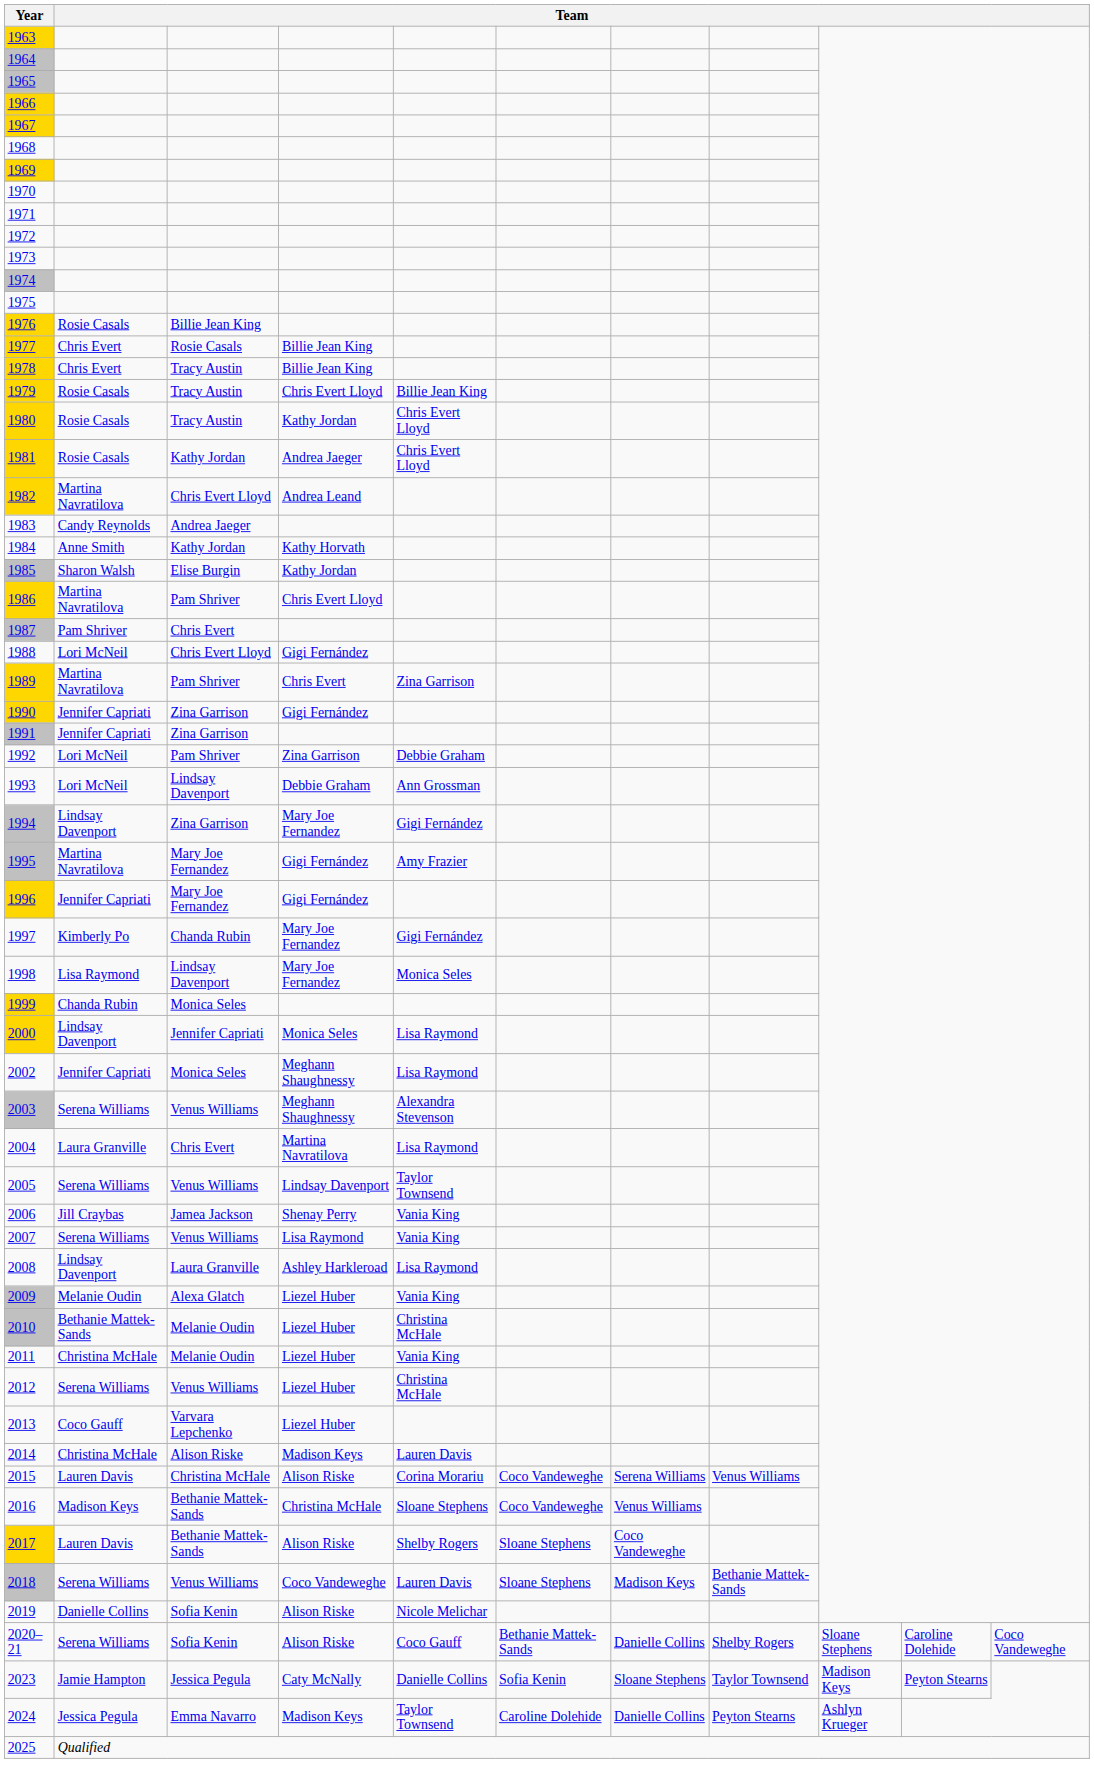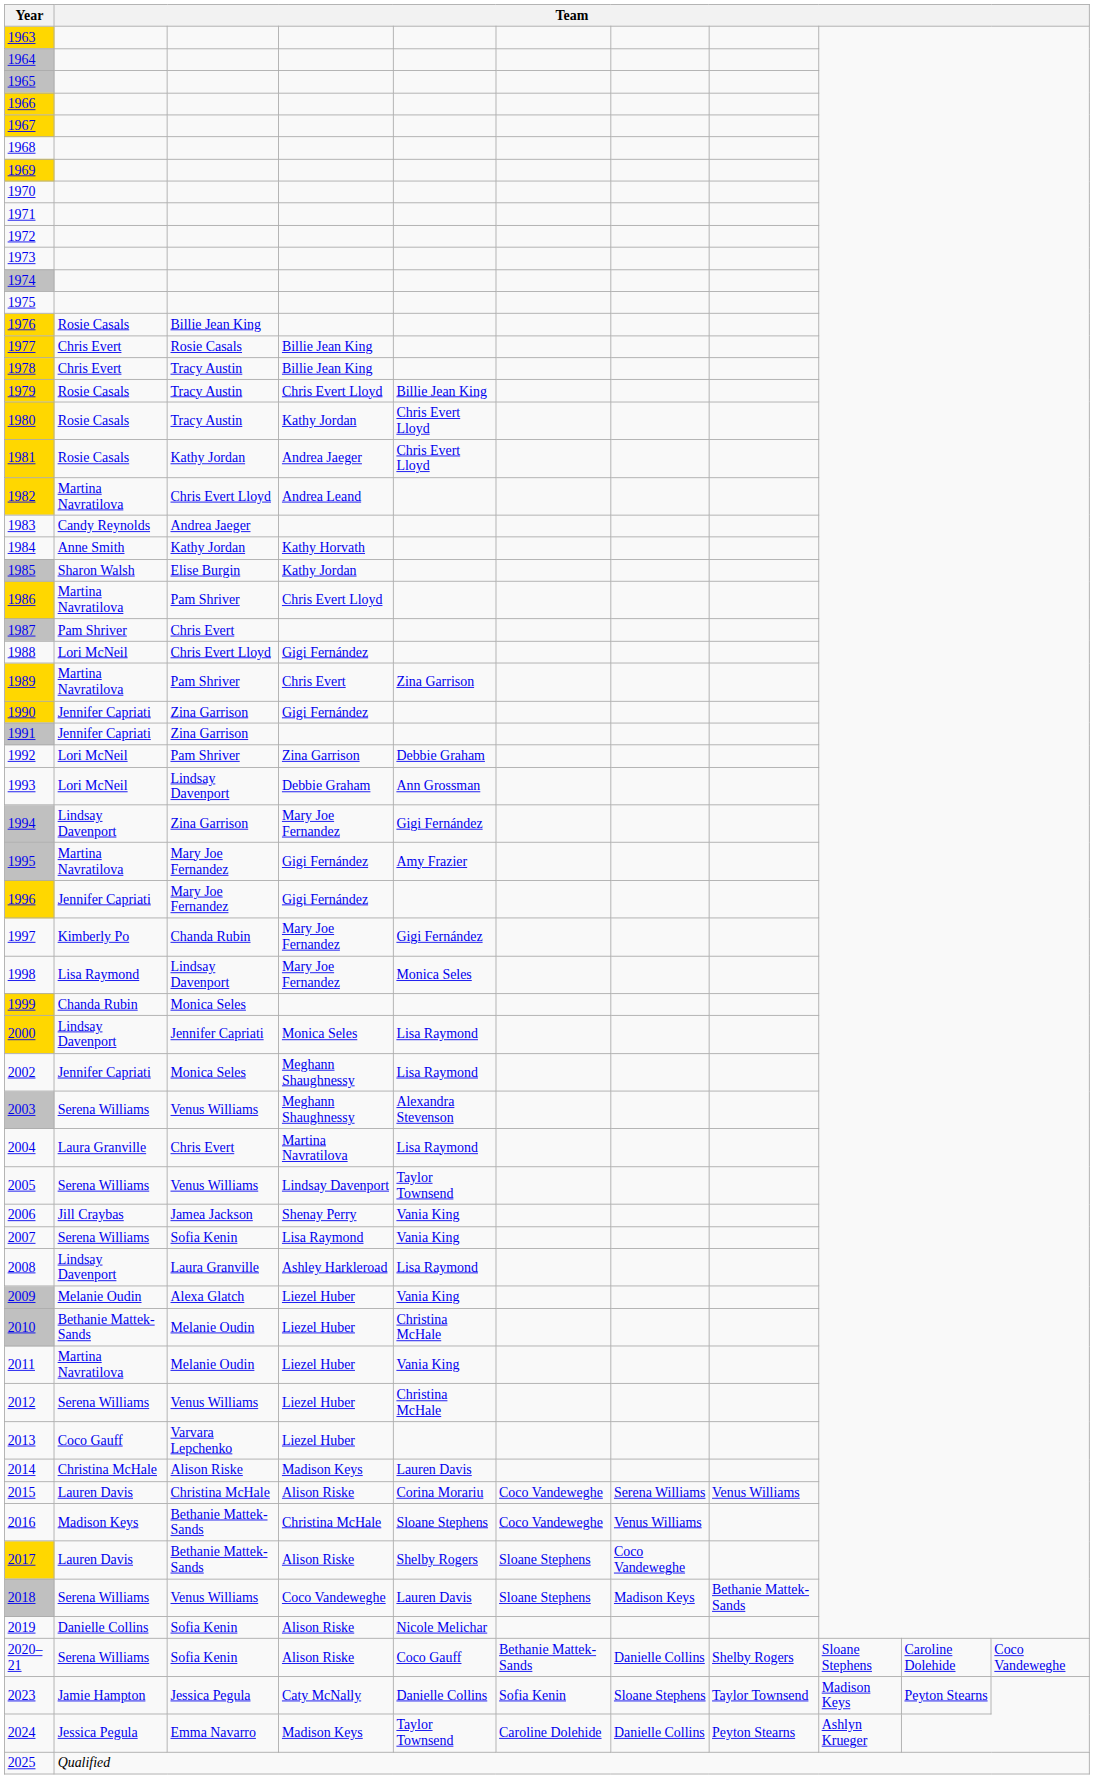(214, 1237) Venus Williams -> (204, 1237) Sofia Kenin
(107, 1357) Christina McHale -> (90, 1364) Martina Navratilova
